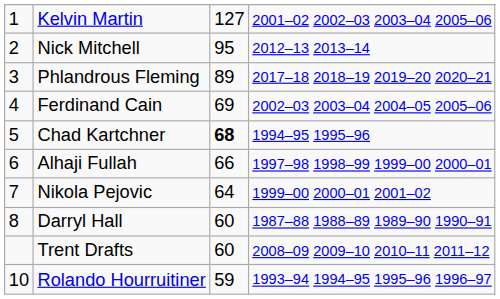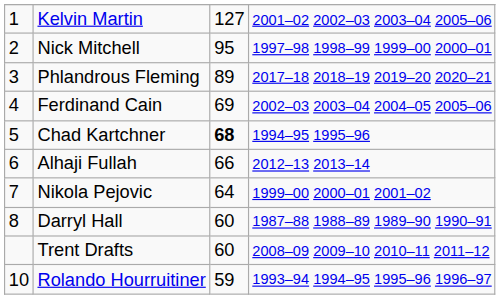(311, 48) 2012–13 2013–14 -> (372, 48) 1997–98 1998–99 1999–00 2000–01
(372, 164) 1997–98 1998–99 1999–00 2000–01 -> (311, 164) 2012–13 2013–14
